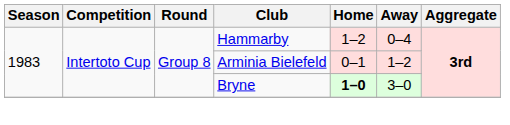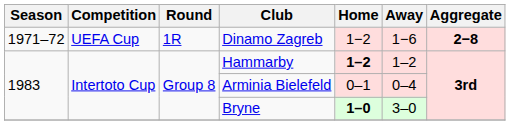+ row: (272, 39)
(353, 39) normal -> (358, 62) bold
(399, 39) 0–4 -> (404, 62) 1–2
(399, 62) 1–2 -> (404, 85) 0–4
